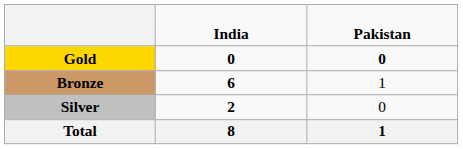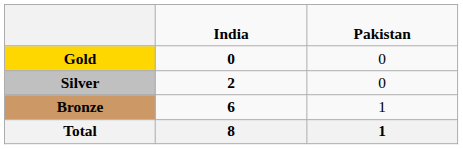(382, 58) bold -> (382, 58) normal
rows swapped: (80, 107) <-> (80, 82)
